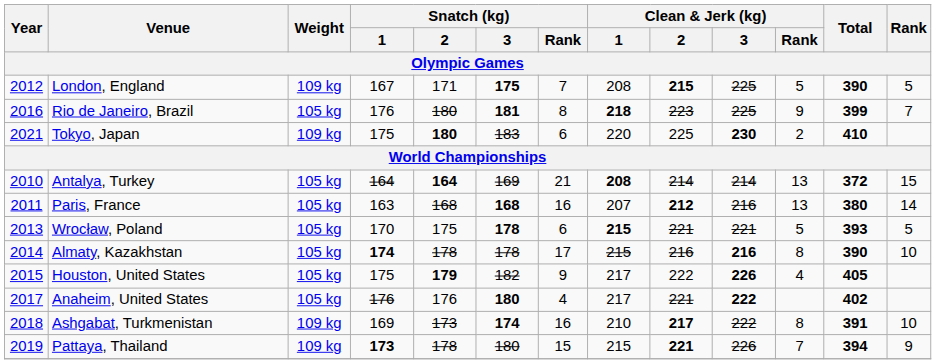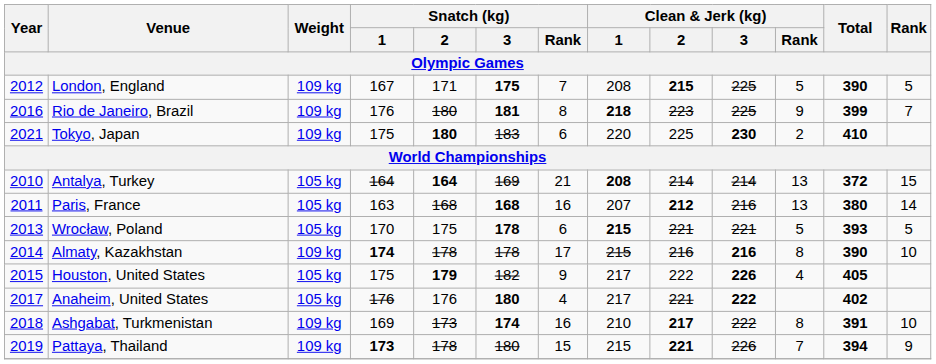(319, 110) 105 kg -> (319, 110) 109 kg
(319, 252) 105 kg -> (319, 252) 109 kg
